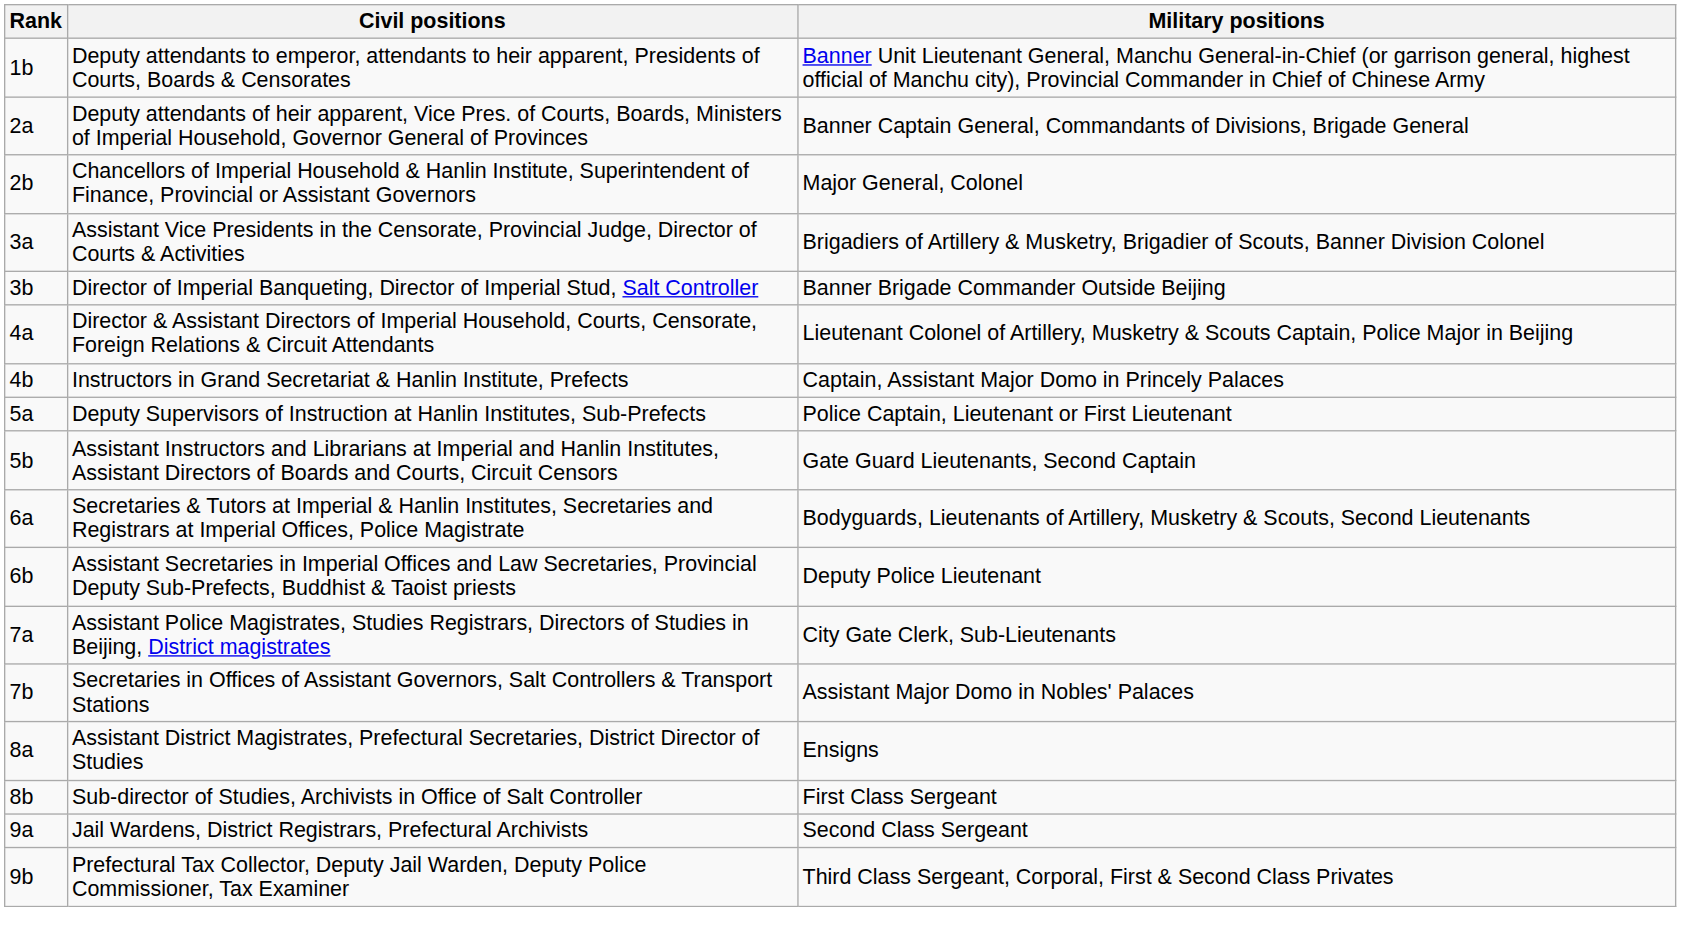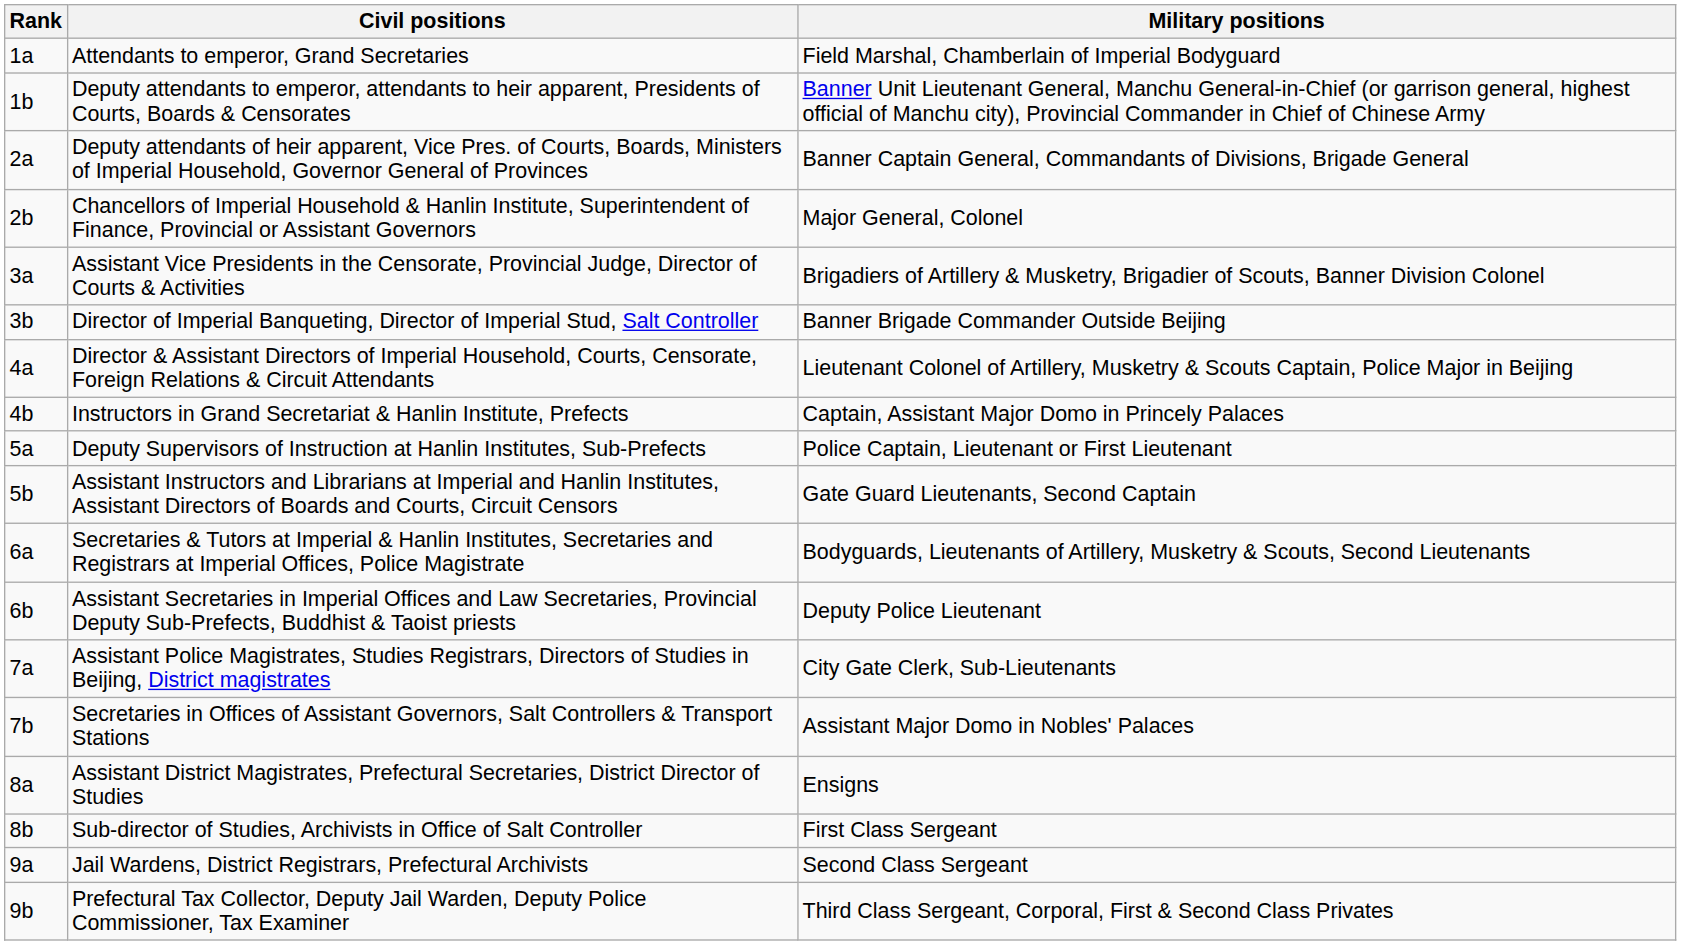+ row: (270, 55)
